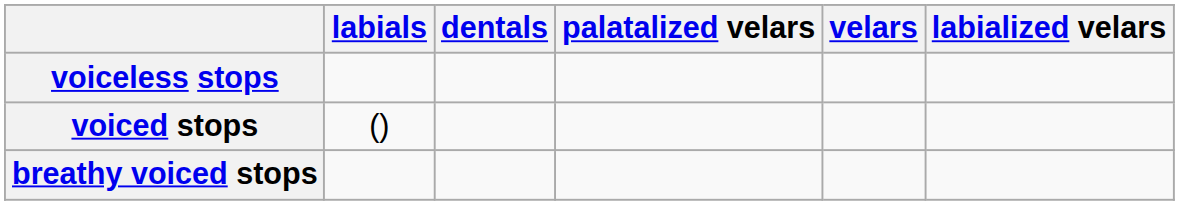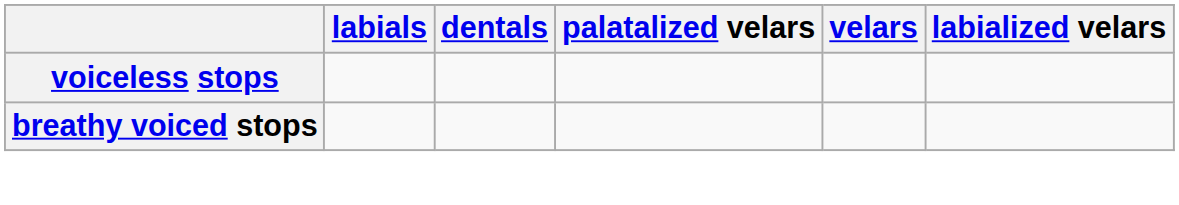- row: (165, 125)
